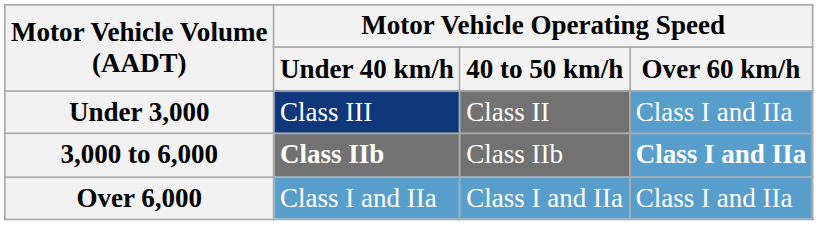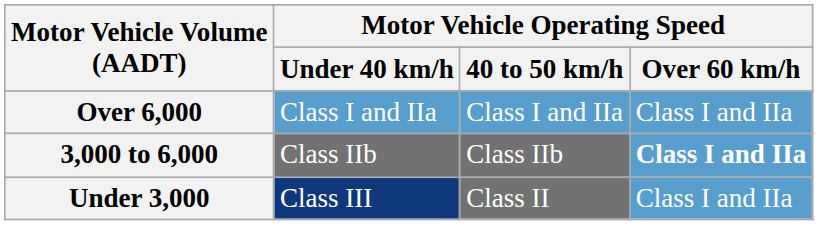rows swapped: (139, 197) <-> (139, 111)
(332, 154) bold -> (328, 154) normal
